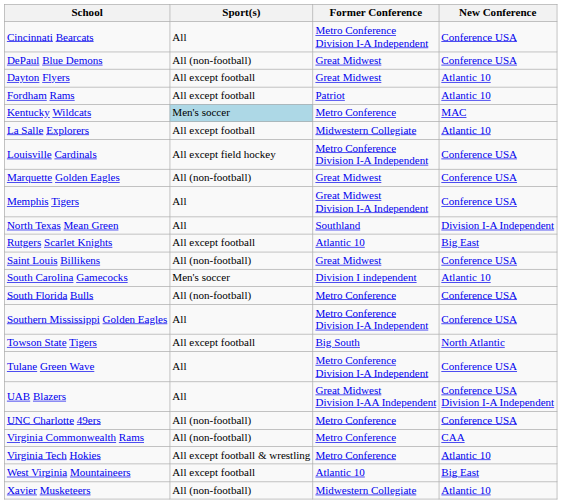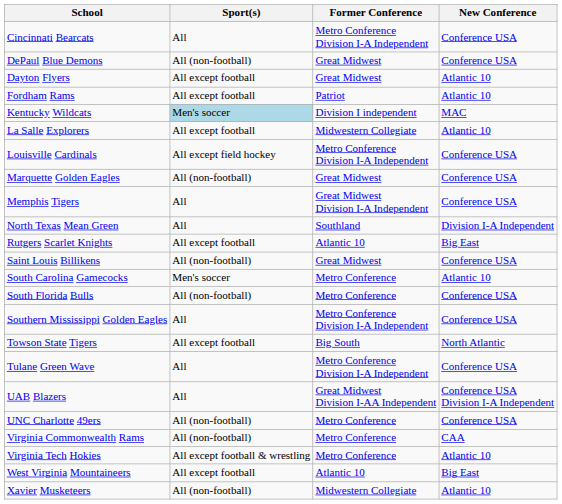(356, 113) Metro Conference -> (366, 113) Division I independent
(366, 278) Division I independent -> (356, 278) Metro Conference
